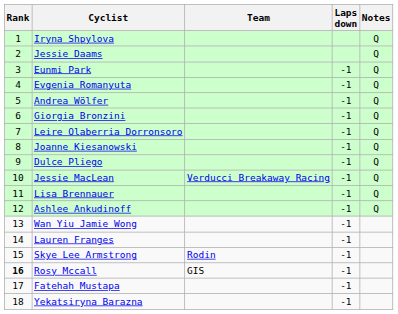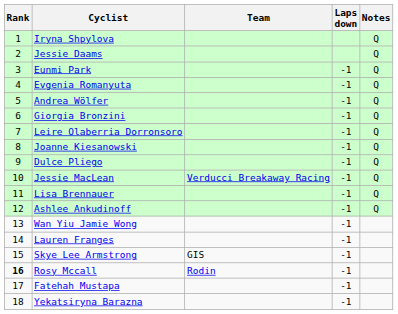(201, 255) Rodin -> (196, 255) GIS
(196, 271) GIS -> (201, 271) Rodin
